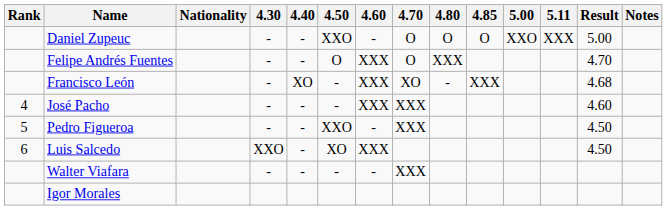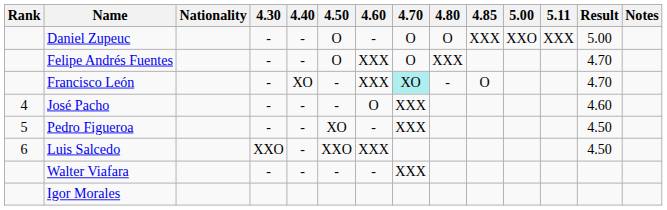(337, 37) XXO -> (337, 37) O
(485, 37) O -> (485, 37) XXX
(411, 82) no background -> (411, 82) paleturquoise background
(485, 82) XXX -> (485, 82) O
(600, 82) 4.68 -> (600, 82) 4.70
(374, 104) XXX -> (374, 104) O
(337, 127) XXO -> (337, 127) XO
(337, 149) XO -> (337, 149) XXO
